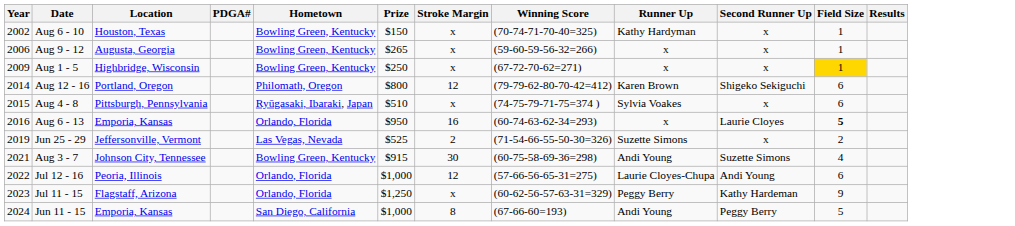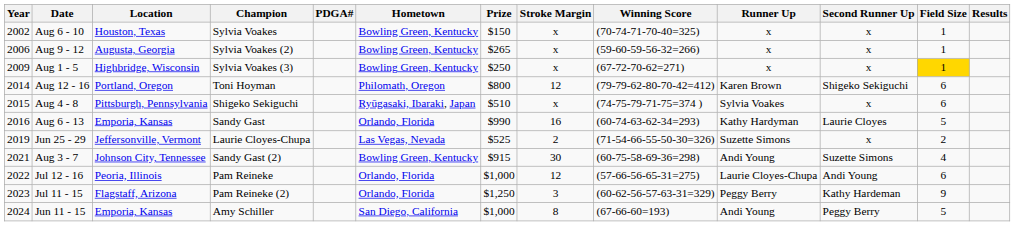+ column: (261, 13)
(656, 31) Kathy Hardyman -> (769, 31) x
(396, 121) $950 -> (499, 121) $990
(666, 121) x -> (759, 121) Kathy Hardyman
(841, 121) bold -> (943, 121) normal
(453, 193) x -> (556, 193) 3
